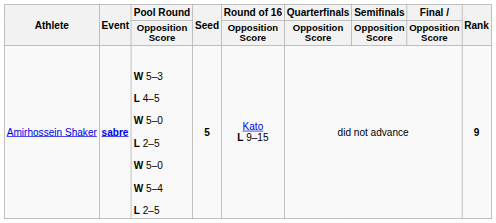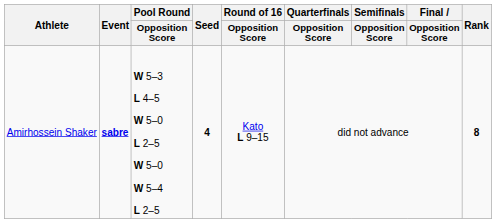(207, 133) 5 -> (207, 133) 4
(477, 133) 9 -> (477, 133) 8
